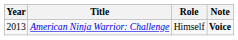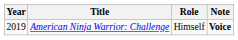(16, 27) 2013 -> (16, 27) 2019
